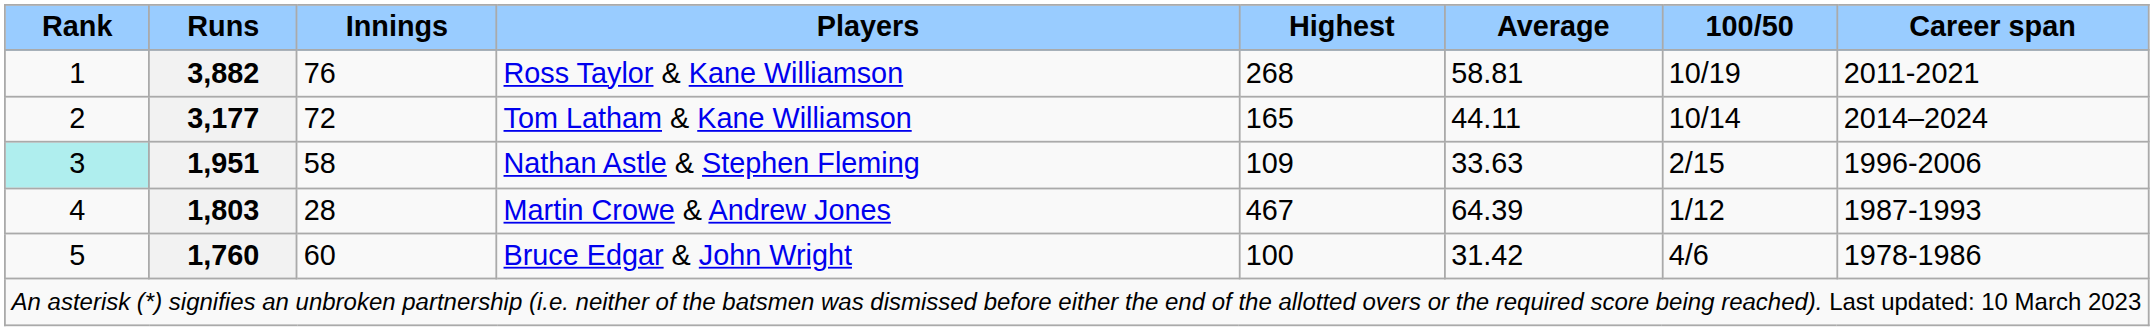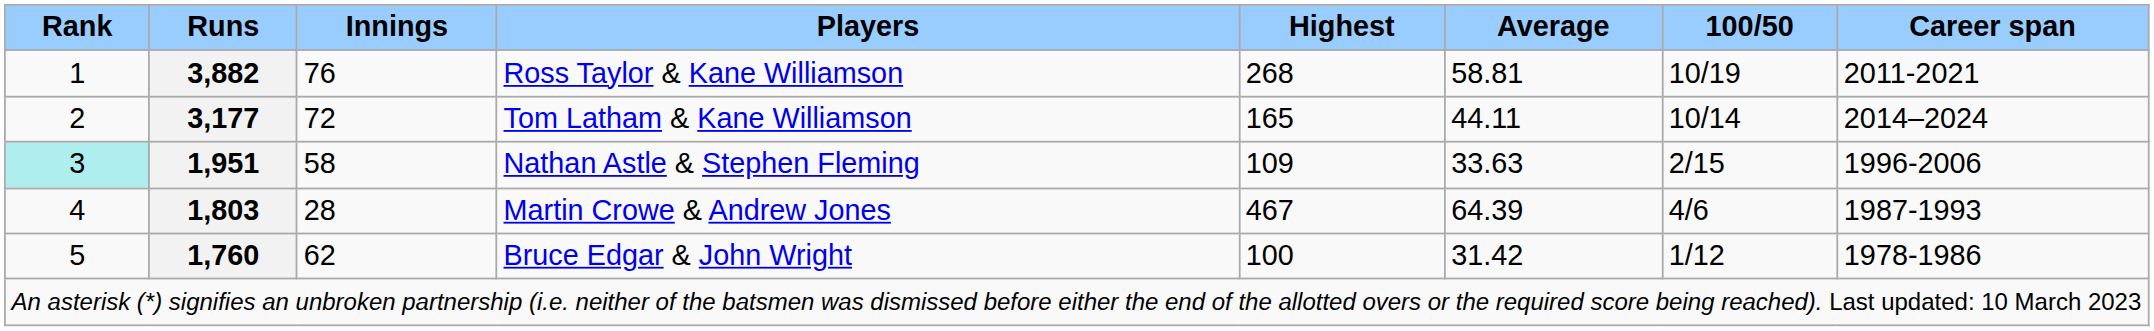(1697, 210) 1/12 -> (1689, 210) 4/6
(320, 255) 60 -> (320, 255) 62
(1689, 255) 4/6 -> (1697, 255) 1/12
